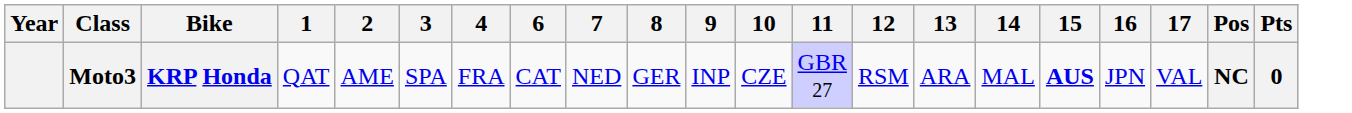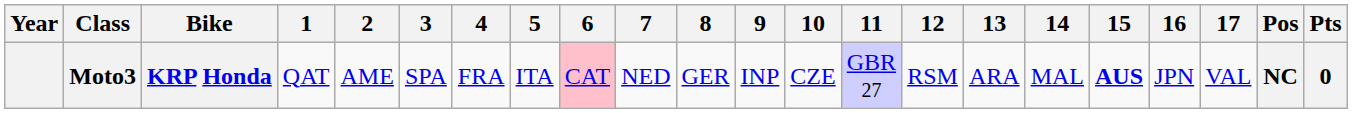+ column: (535, 23)
(538, 75) no background -> (587, 75) pink background
